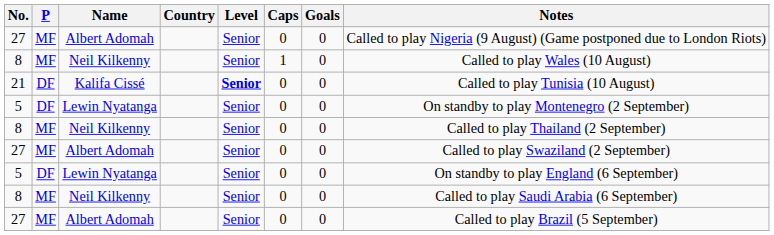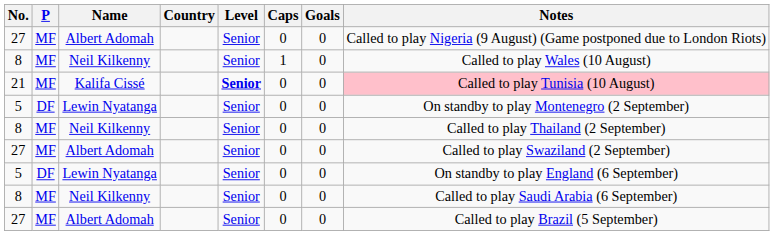(46, 83) DF -> (46, 83) MF
(556, 83) no background -> (556, 83) pink background
